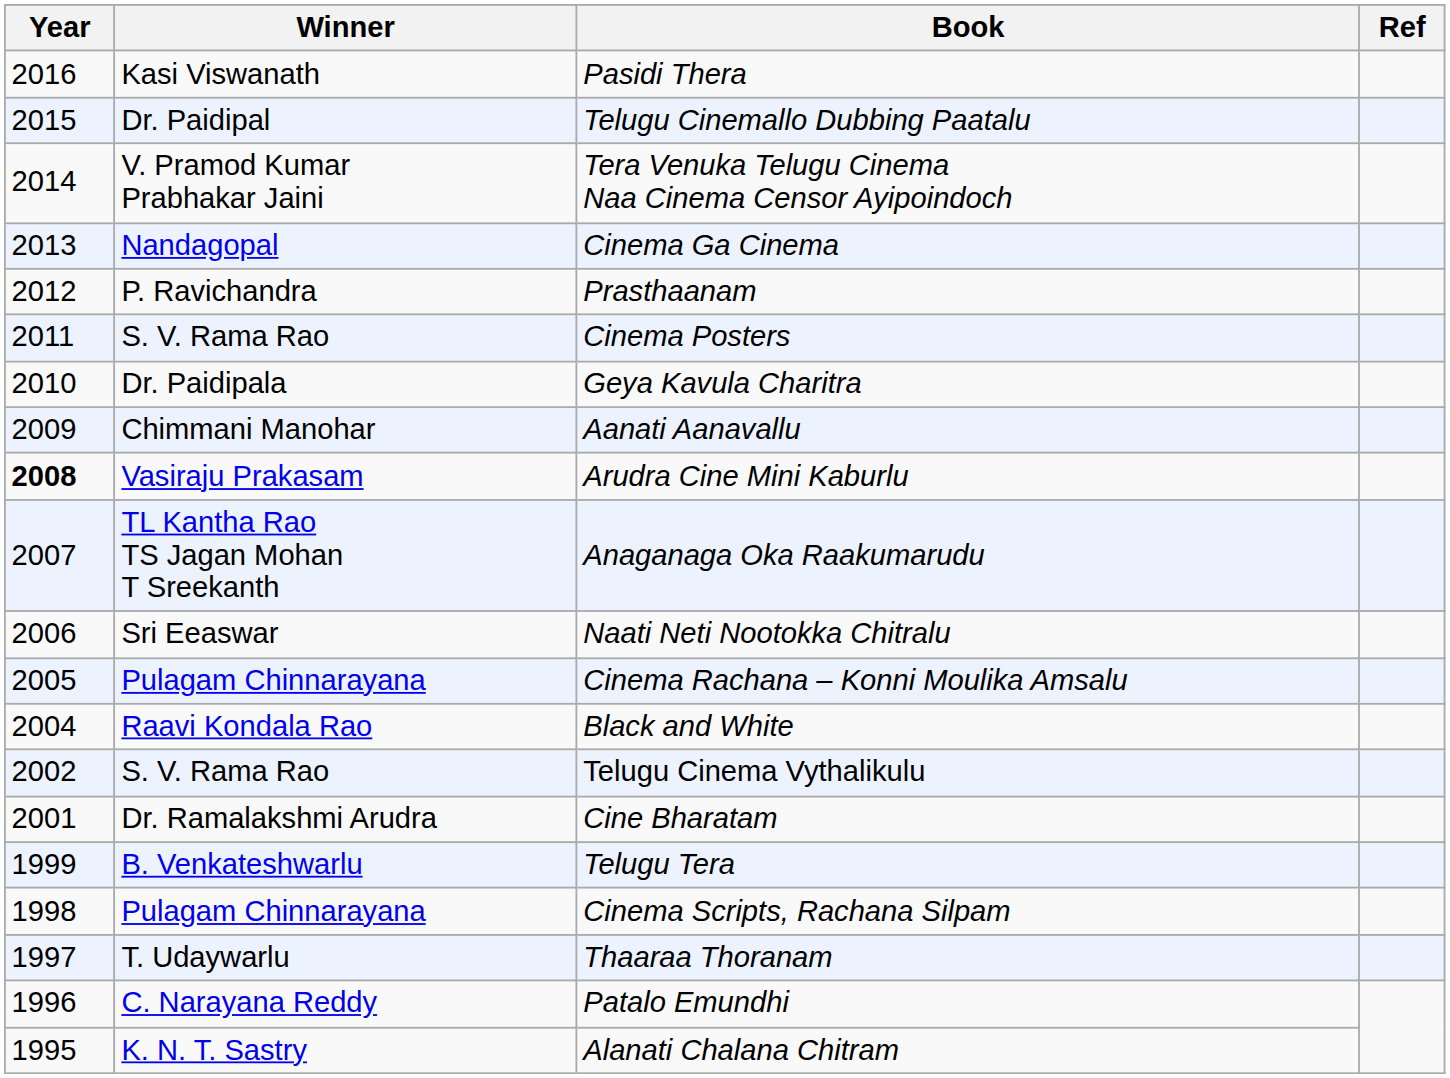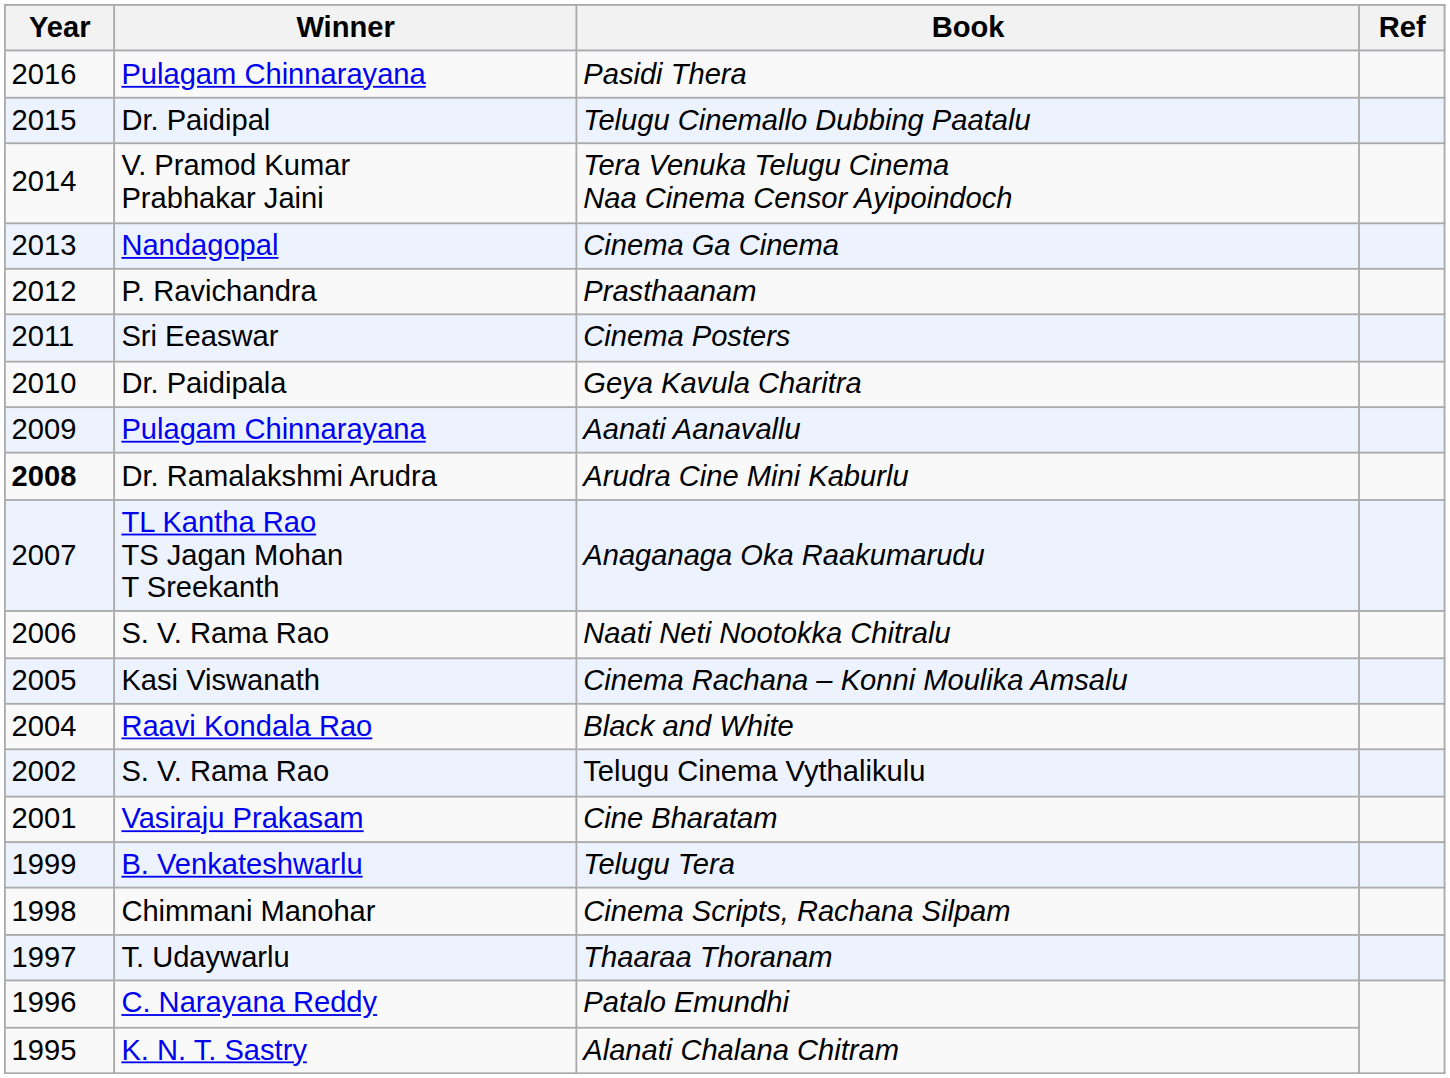(221, 73) Kasi Viswanath -> (274, 73) Pulagam Chinnarayana
(225, 337) S. V. Rama Rao -> (200, 337) Sri Eeaswar
(248, 429) Chimmani Manohar -> (274, 429) Pulagam Chinnarayana
(243, 475) Vasiraju Prakasam -> (279, 475) Dr. Ramalakshmi Arudra
(200, 633) Sri Eeaswar -> (225, 633) S. V. Rama Rao
(274, 680) Pulagam Chinnarayana -> (221, 680) Kasi Viswanath
(279, 818) Dr. Ramalakshmi Arudra -> (243, 818) Vasiraju Prakasam
(274, 910) Pulagam Chinnarayana -> (248, 910) Chimmani Manohar
